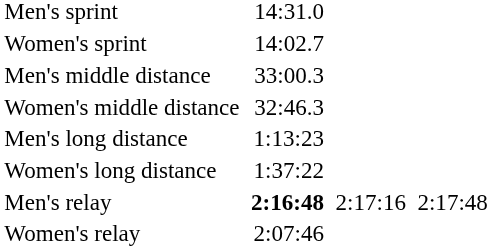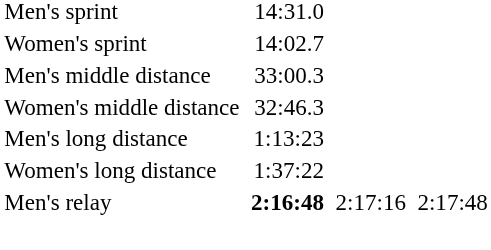- row: (72, 233)
